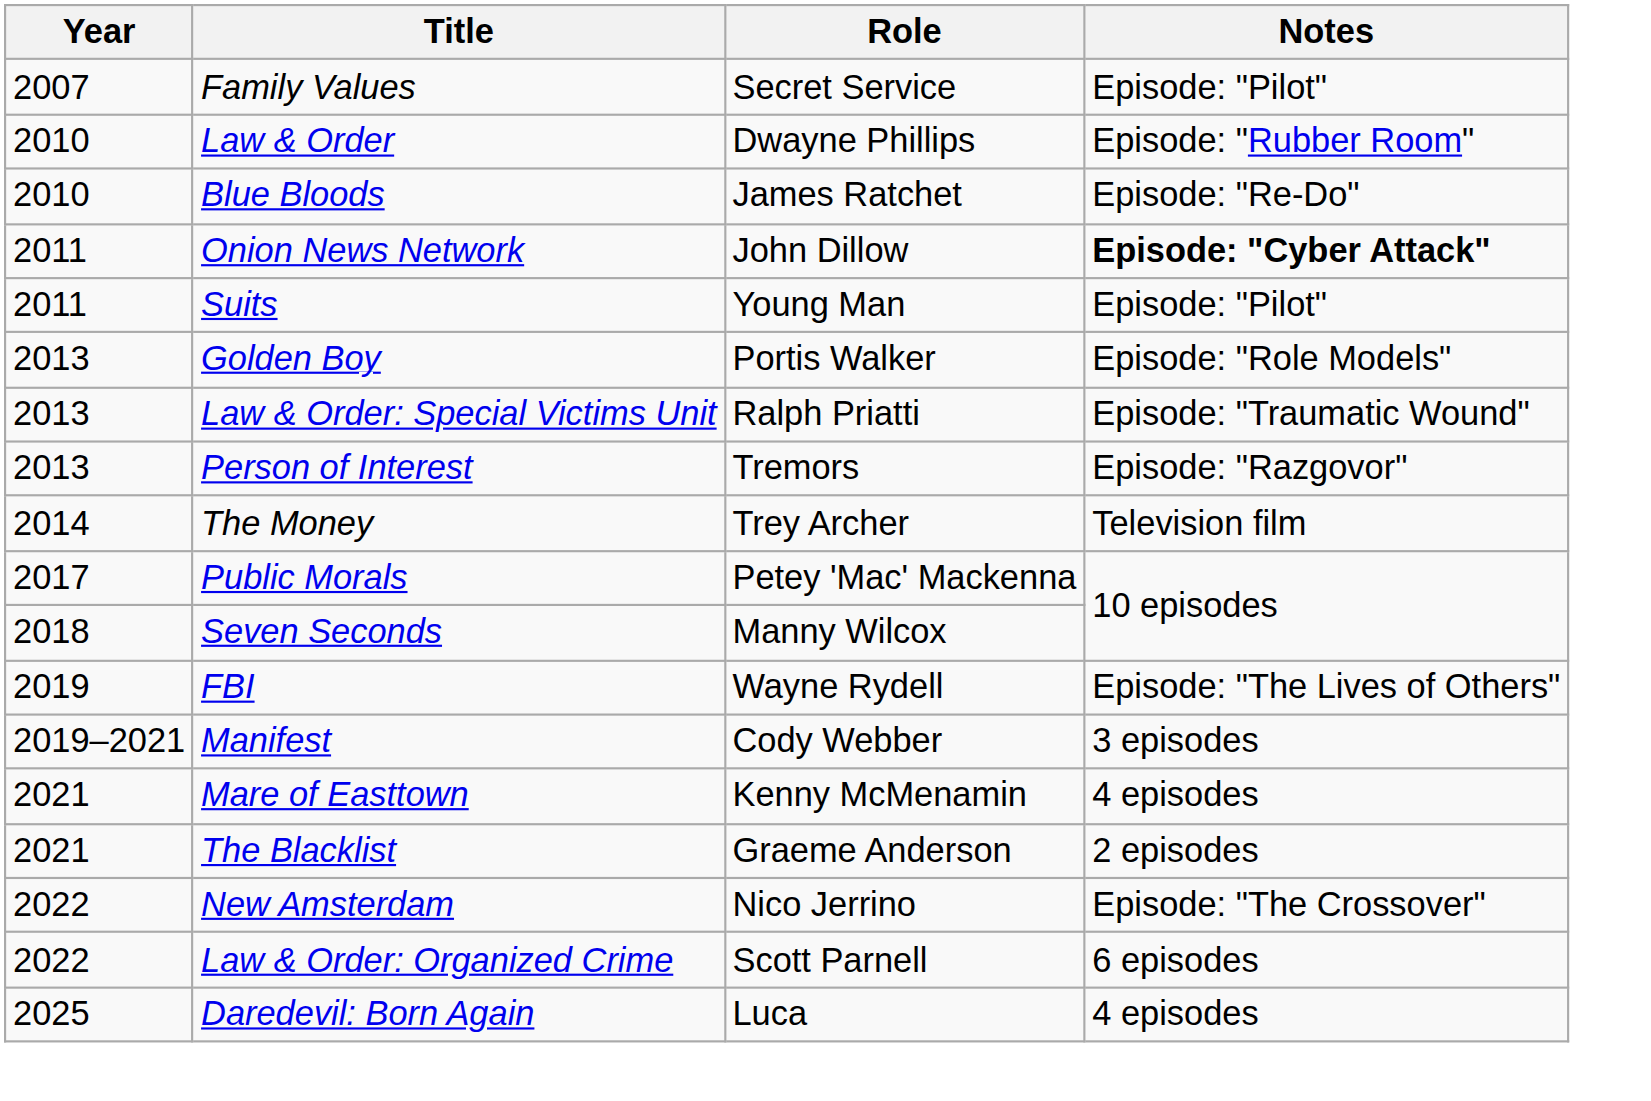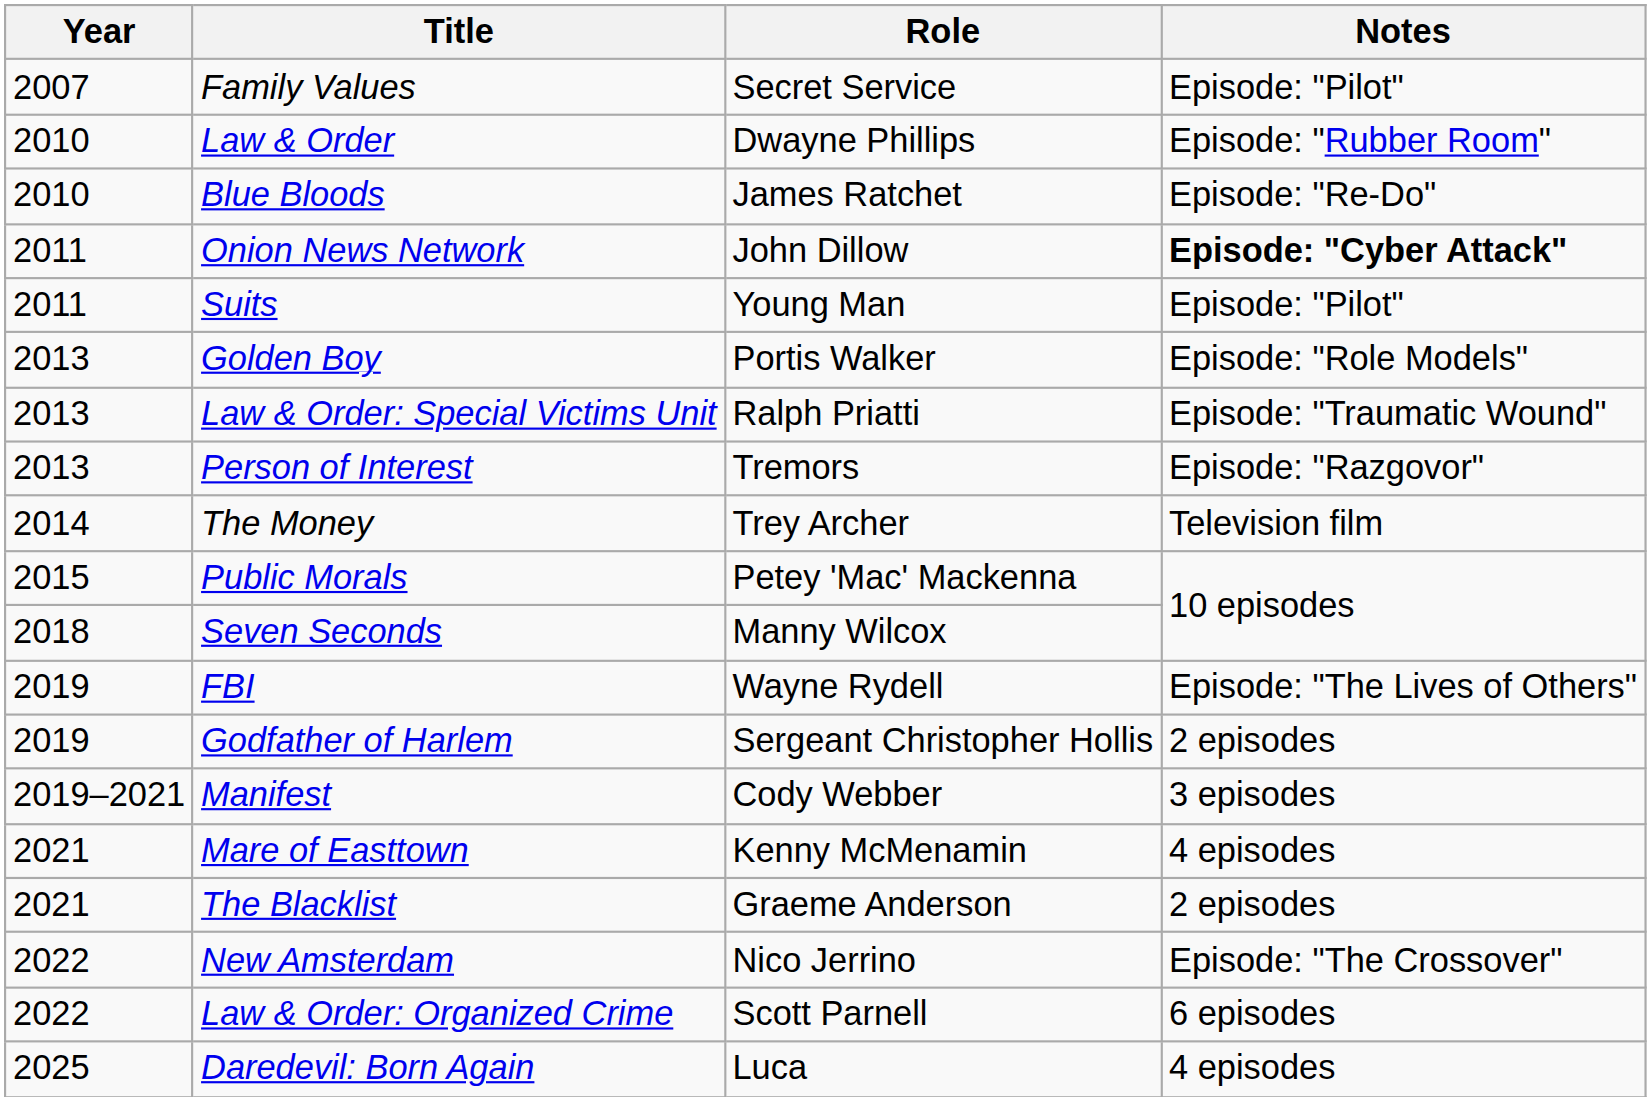(51, 577) 2017 -> (51, 577) 2015
+ row: (357, 741)
